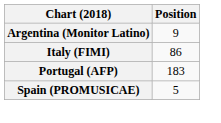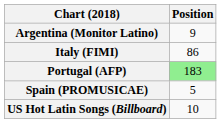(176, 71) no background -> (193, 71) lightgreen background
+ row: (87, 109)
